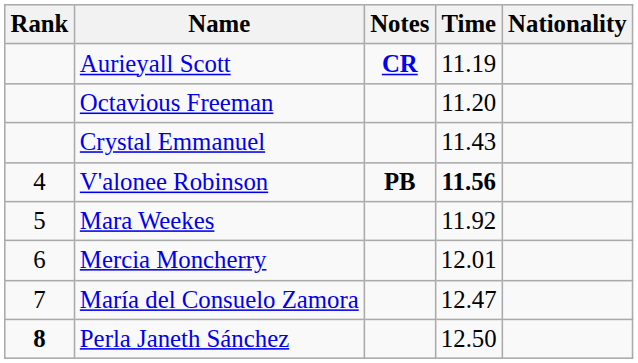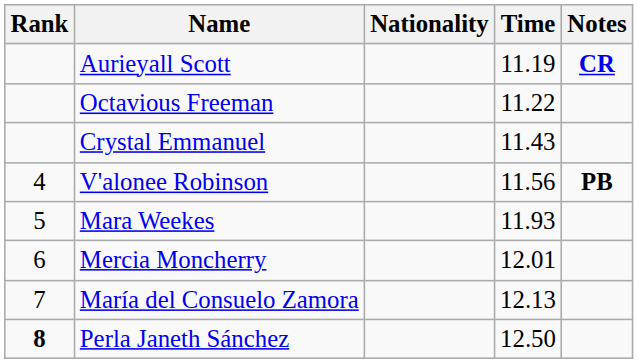columns swapped: (567, 24) <-> (400, 24)
(469, 102) 11.20 -> (528, 102) 11.22
(469, 181) bold -> (528, 181) normal
(469, 220) 11.92 -> (528, 220) 11.93
(469, 299) 12.47 -> (528, 299) 12.13
